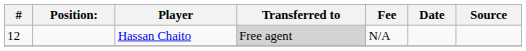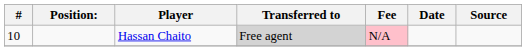(14, 35) 12 -> (14, 35) 10
(379, 35) no background -> (379, 35) pink background
